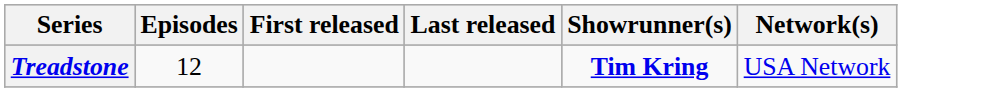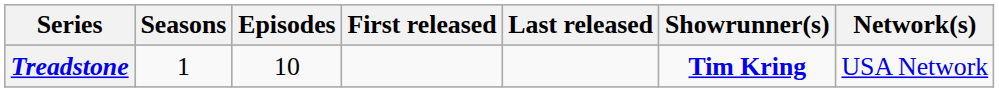+ column: (183, 24)
(189, 65) 12 -> (287, 65) 10
